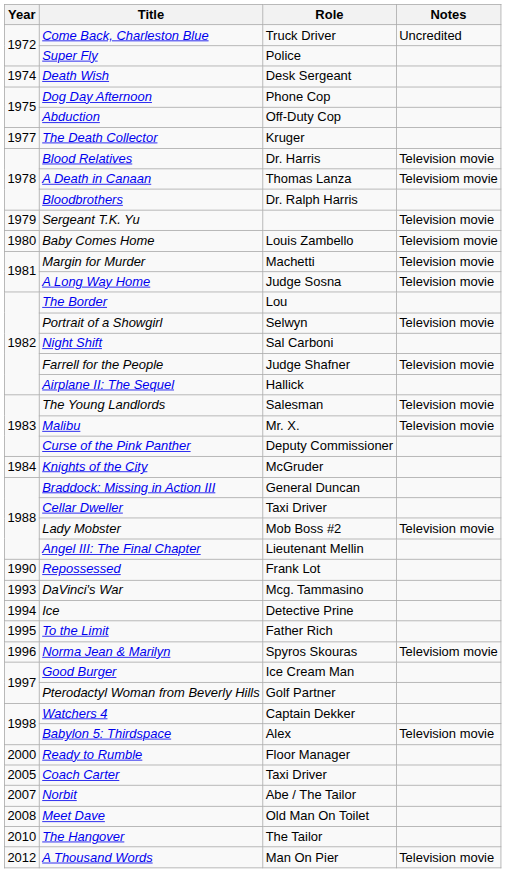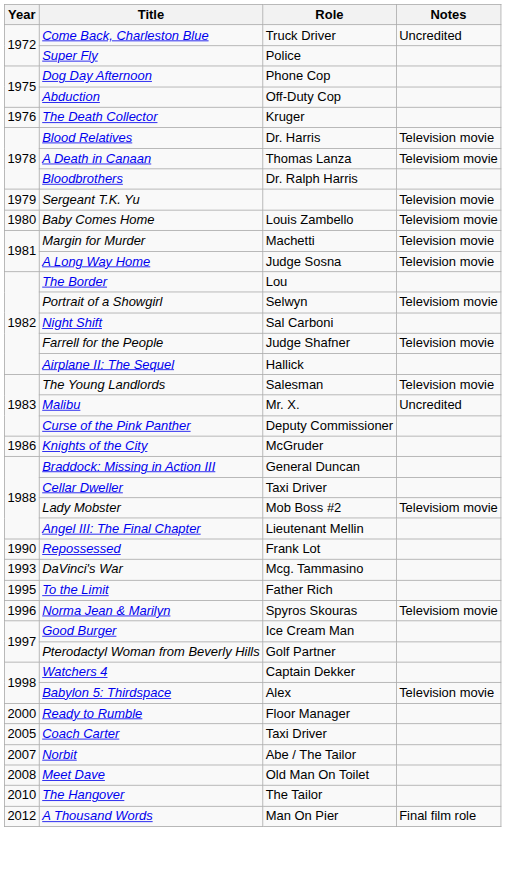- row: (76, 76)
(22, 138) 1977 -> (22, 117) 1976
(447, 323) Television movie -> (448, 302) Televisiom movie
(447, 425) Television movie -> (430, 405) Uncredited
(22, 466) 1984 -> (22, 446) 1986
(447, 528) Television movie -> (448, 508) Televisiom movie
- row: (51, 610)
(447, 857) Television movie -> (438, 816) Final film role
